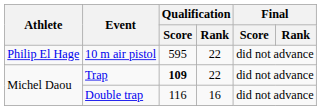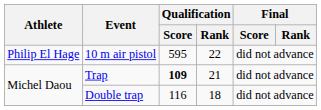(215, 75) 22 -> (215, 75) 21
(215, 95) 16 -> (215, 95) 18
